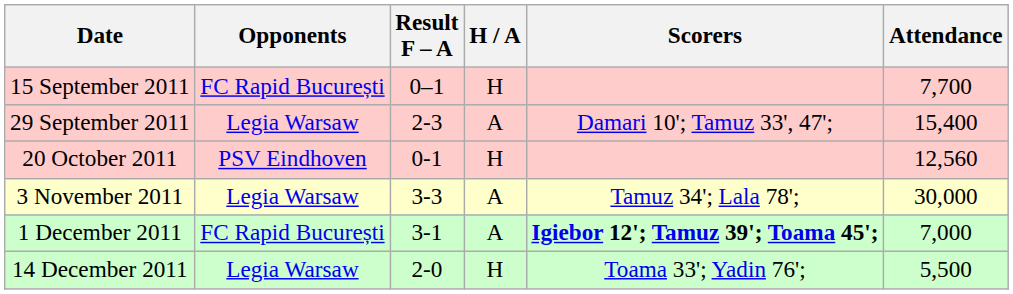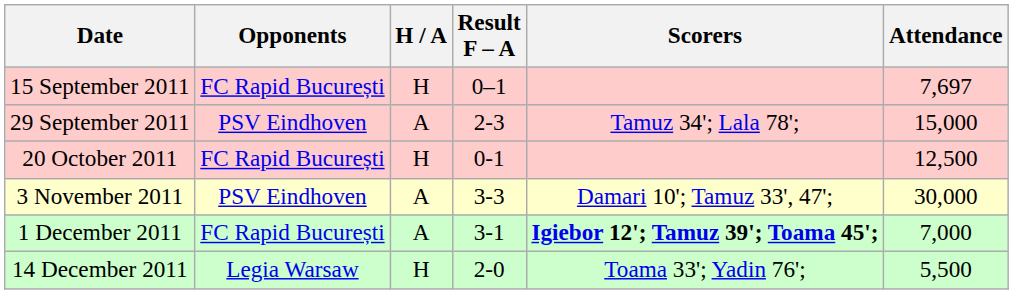columns swapped: (495, 35) <-> (427, 35)
(946, 85) 7,700 -> (946, 85) 7,697
(292, 122) Legia Warsaw -> (292, 122) PSV Eindhoven
(705, 122) Damari 10'; Tamuz 33', 47'; -> (705, 122) Tamuz 34'; Lala 78';
(946, 122) 15,400 -> (946, 122) 15,000
(292, 159) PSV Eindhoven -> (292, 159) FC Rapid București
(946, 159) 12,560 -> (946, 159) 12,500
(292, 196) Legia Warsaw -> (292, 196) PSV Eindhoven
(705, 196) Tamuz 34'; Lala 78'; -> (705, 196) Damari 10'; Tamuz 33', 47';
